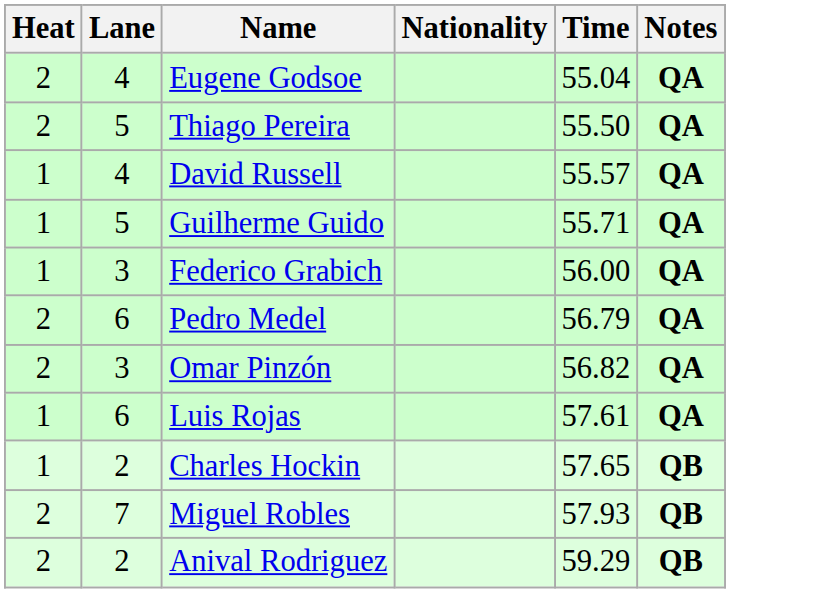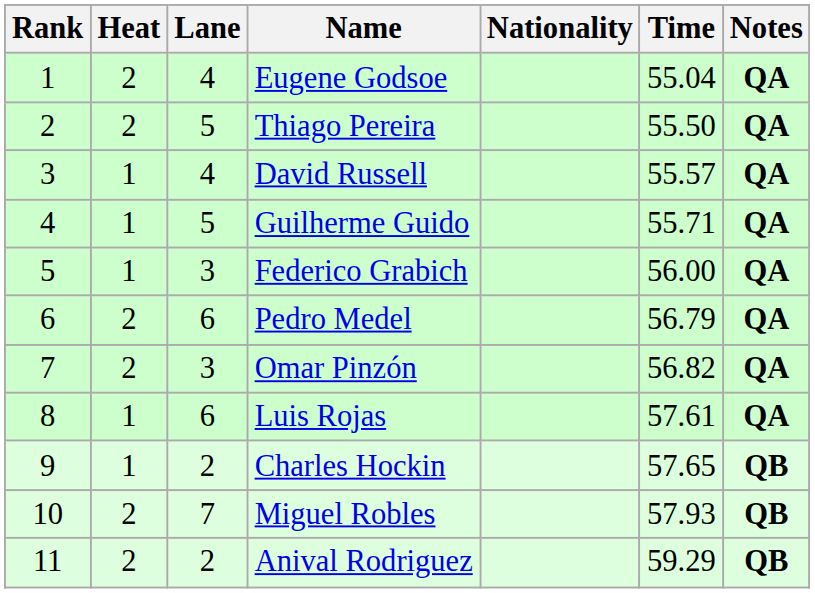+ column: (48, 28)
